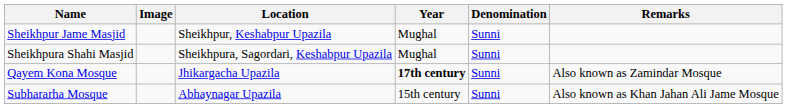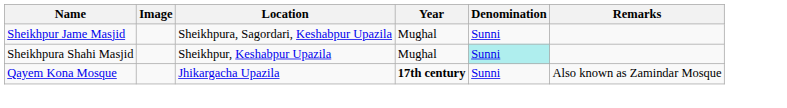(255, 34) Sheikhpur, Keshabpur Upazila -> (285, 34) Sheikhpura, Sagordari, Keshabpur Upazila
(285, 53) Sheikhpura, Sagordari, Keshabpur Upazila -> (255, 53) Sheikhpur, Keshabpur Upazila
(486, 53) no background -> (486, 53) paleturquoise background
- row: (57, 93)
